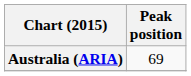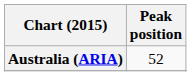(156, 58) 69 -> (156, 58) 52
